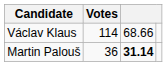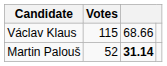(108, 33) 114 -> (108, 33) 115
(111, 52) 36 -> (111, 52) 52
